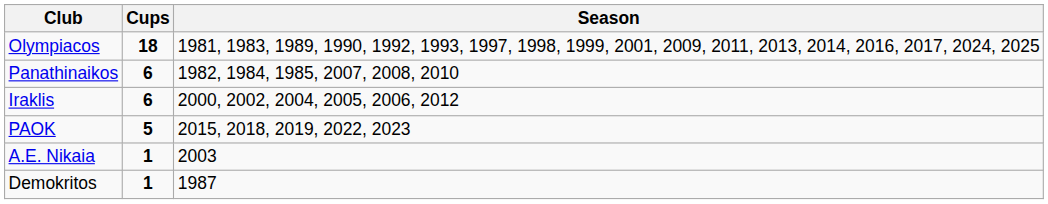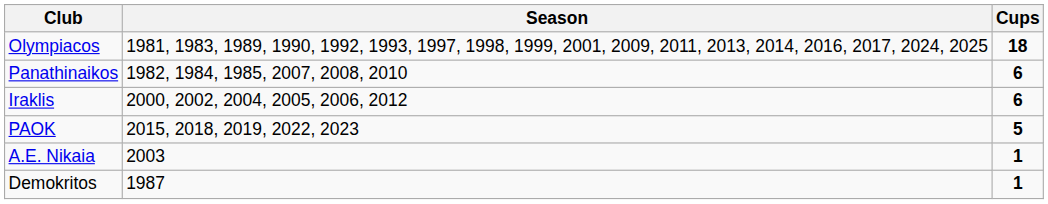columns swapped: (148, 18) <-> (609, 18)
